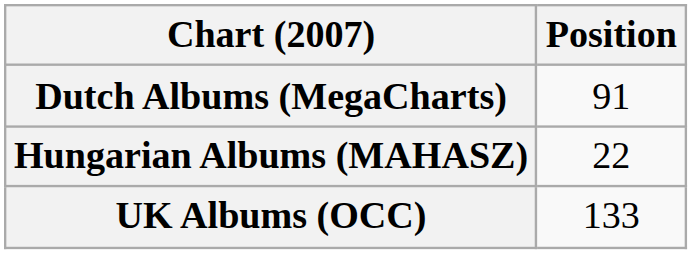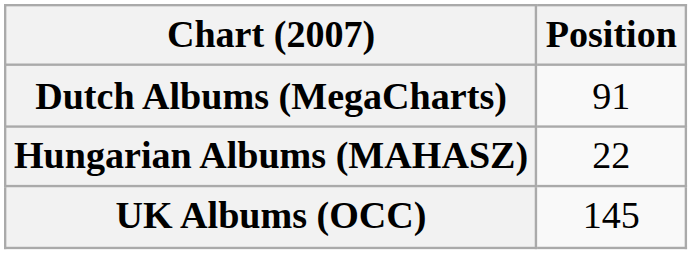(611, 215) 133 -> (611, 215) 145
